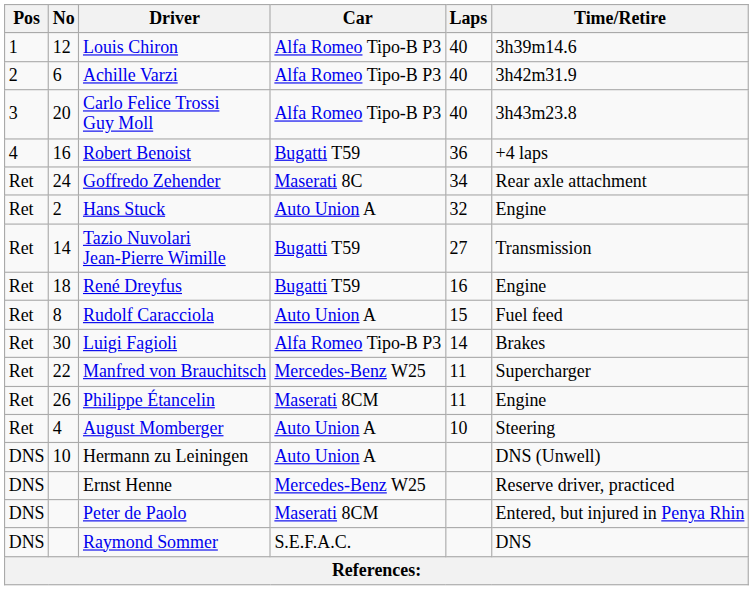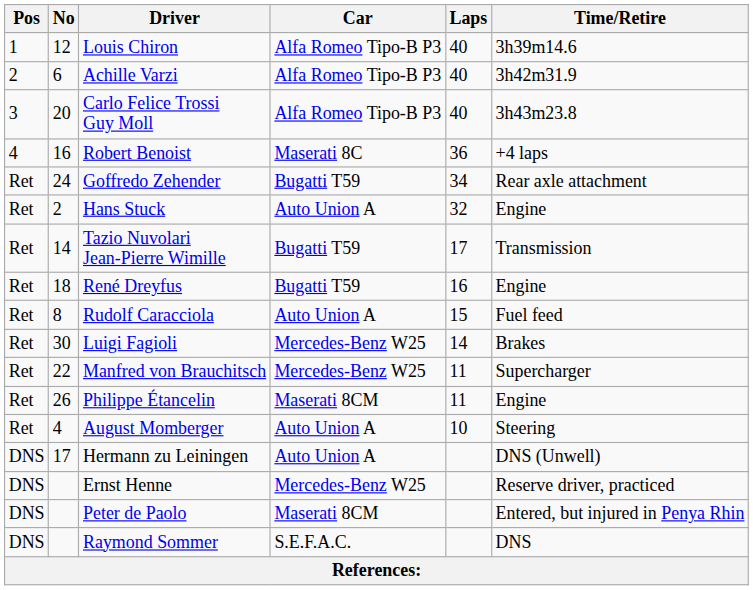(317, 152) Bugatti T59 -> (318, 152) Maserati 8C
(318, 180) Maserati 8C -> (317, 180) Bugatti T59
(458, 247) 27 -> (458, 247) 17
(358, 343) Alfa Romeo Tipo-B P3 -> (350, 343) Mercedes-Benz W25
(62, 456) 10 -> (62, 456) 17
